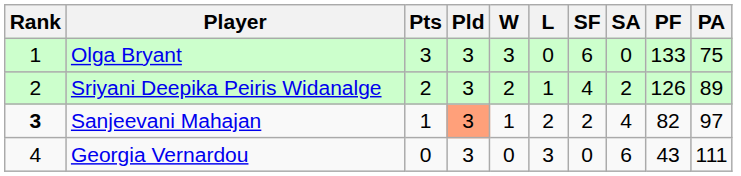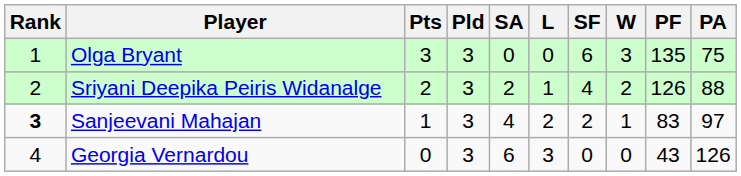columns swapped: (509, 22) <-> (626, 22)
(668, 55) 133 -> (668, 55) 135
(711, 88) 89 -> (713, 88) 88
(468, 121) lightsalmon background -> (468, 121) no background
(668, 121) 82 -> (668, 121) 83
(711, 155) 111 -> (713, 155) 126
